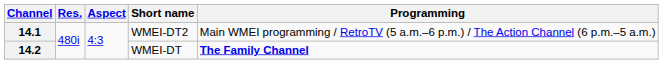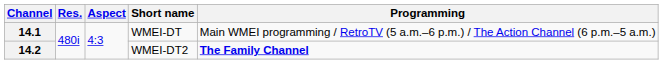(160, 31) WMEI-DT2 -> (156, 31) WMEI-DT
(156, 50) WMEI-DT -> (160, 50) WMEI-DT2
